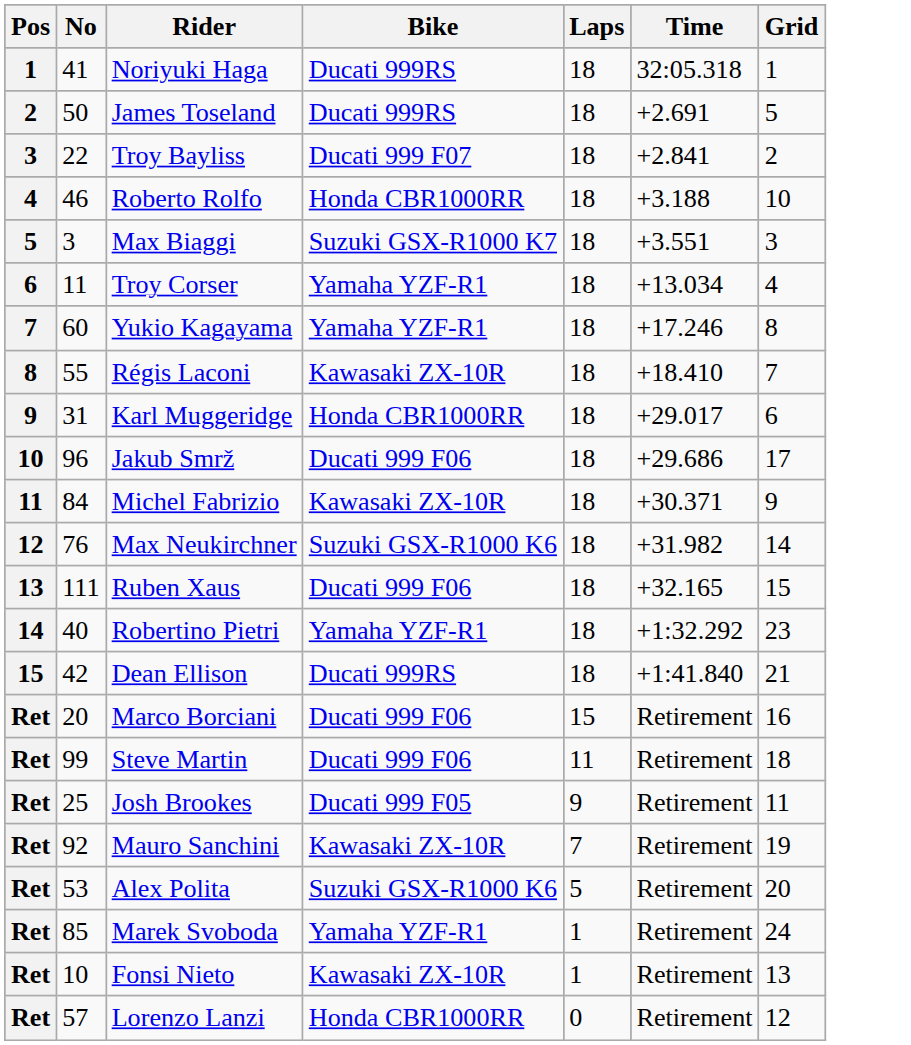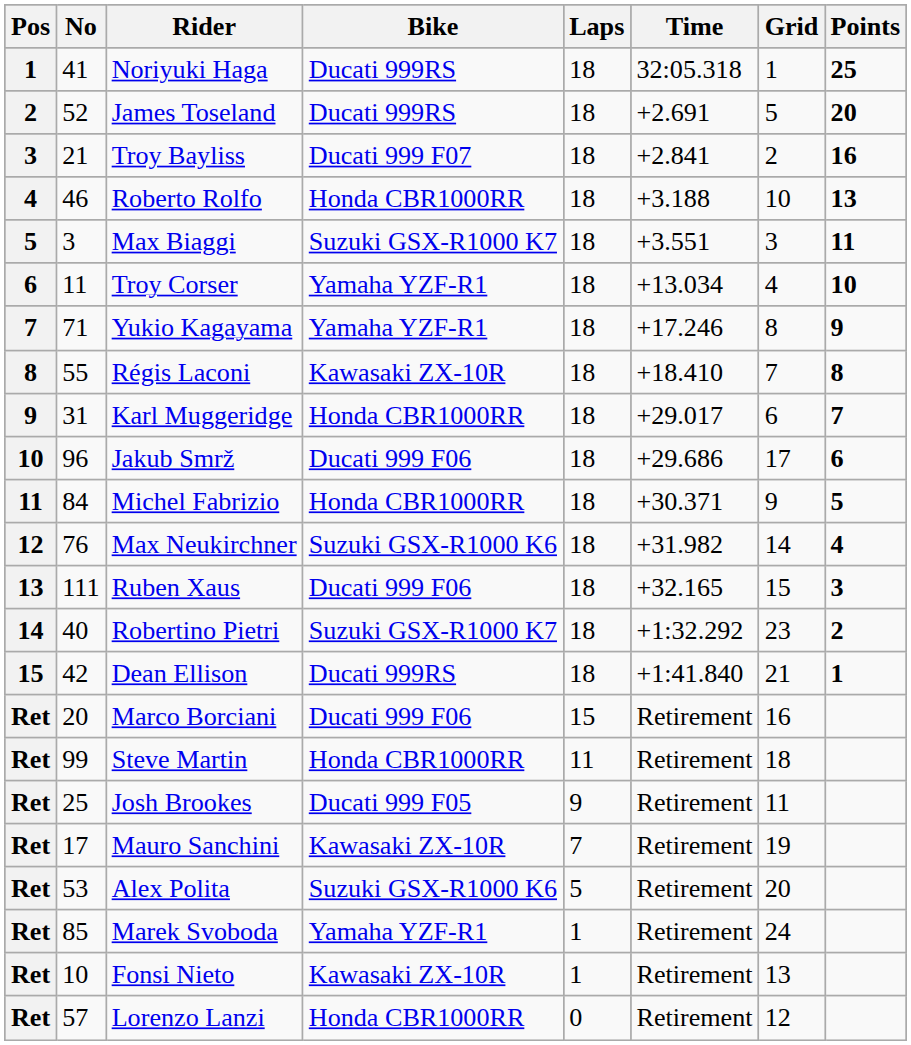+ column: (865, 26)
(75, 112) 50 -> (75, 112) 52
(75, 155) 22 -> (75, 155) 21
(75, 327) 60 -> (75, 327) 71
(407, 500) Kawasaki ZX-10R -> (417, 500) Honda CBR1000RR
(398, 629) Yamaha YZF-R1 -> (433, 629) Suzuki GSX-R1000 K7
(390, 759) Ducati 999 F06 -> (417, 759) Honda CBR1000RR
(75, 845) 92 -> (75, 845) 17
